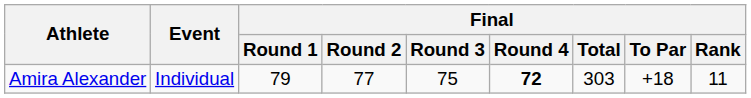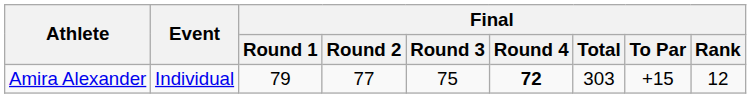(658, 79) +18 -> (658, 79) +15
(718, 79) 11 -> (718, 79) 12
